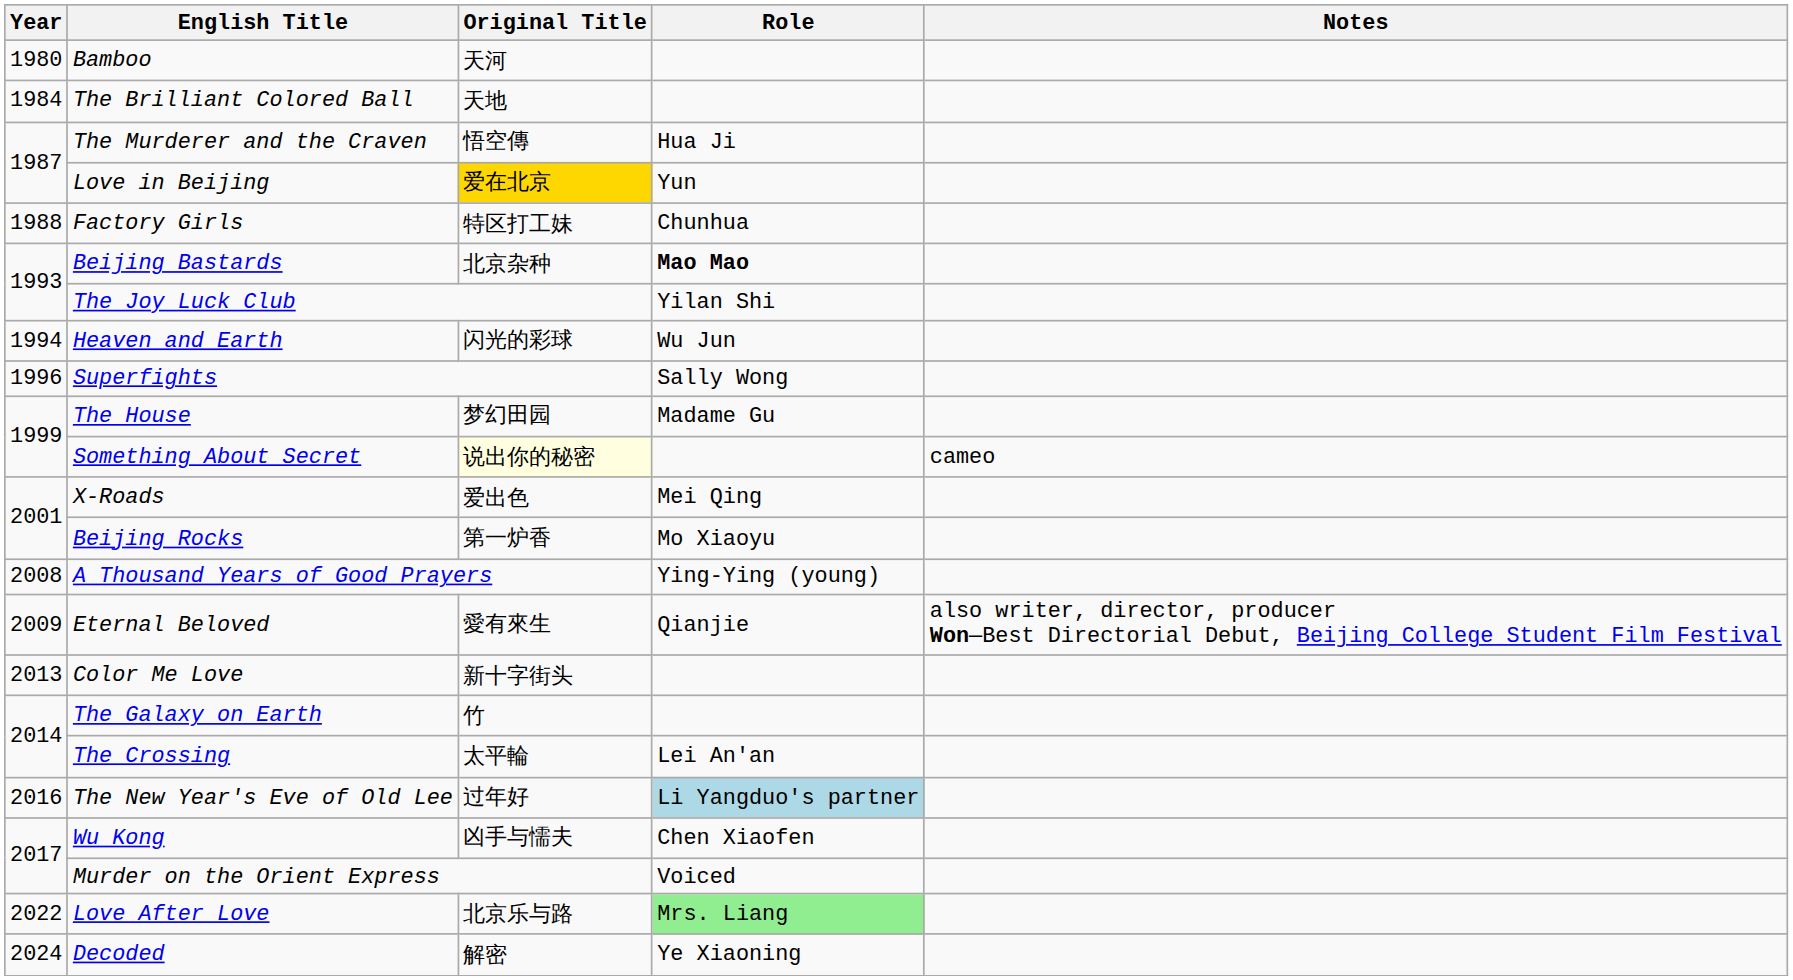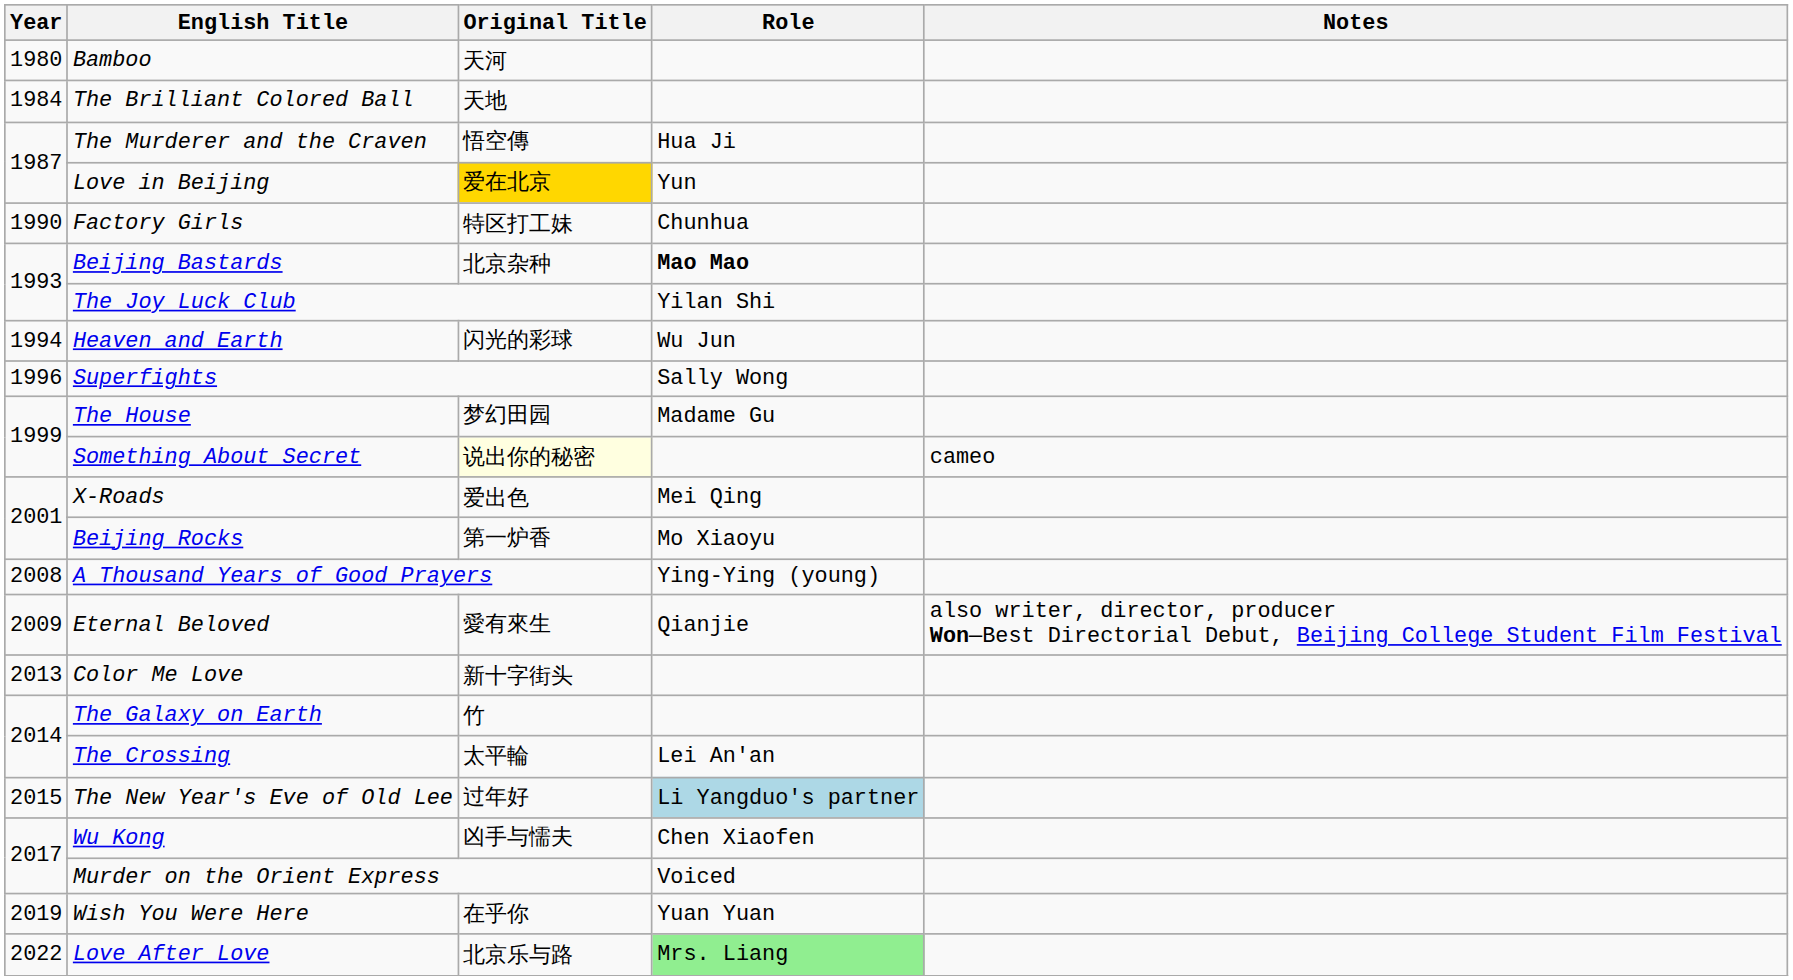(36, 223) 1988 -> (36, 223) 1990
(36, 797) 2016 -> (36, 797) 2015
+ row: (191, 914)
- row: (119, 955)
